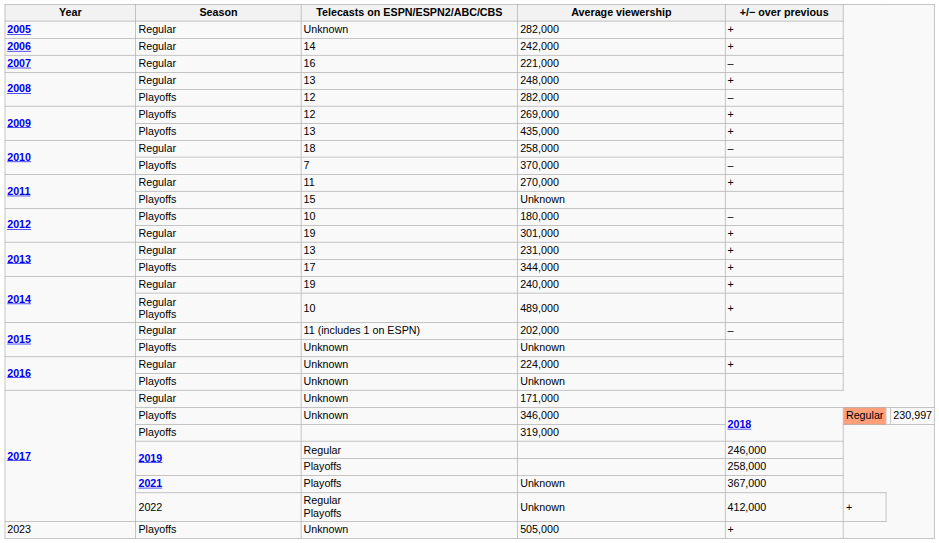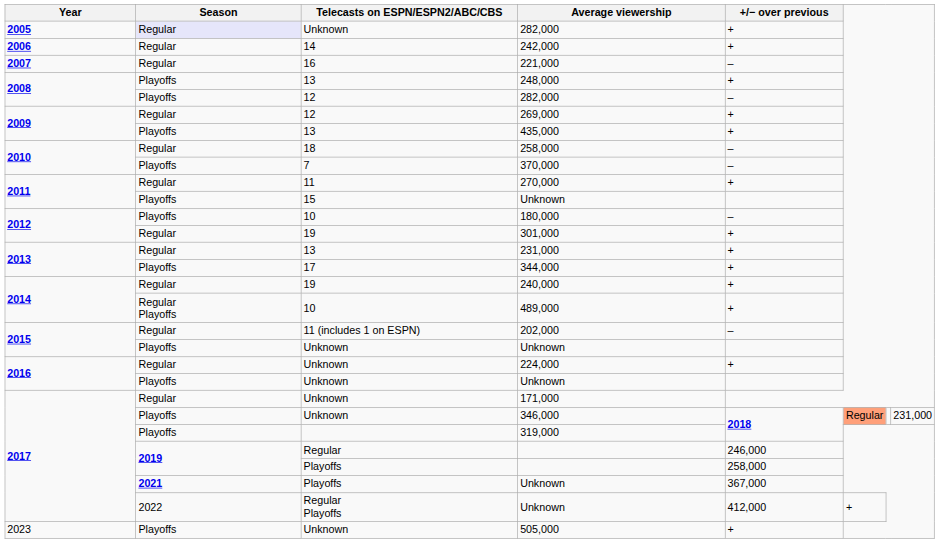(157, 30) no background -> (157, 30) lavender background
(157, 81) Regular -> (157, 81) Playoffs
(157, 115) Playoffs -> (157, 115) Regular
(913, 416) 230,997 -> (913, 416) 231,000
